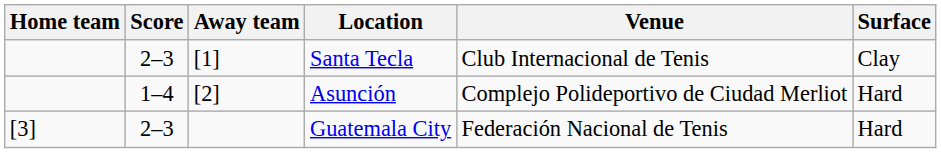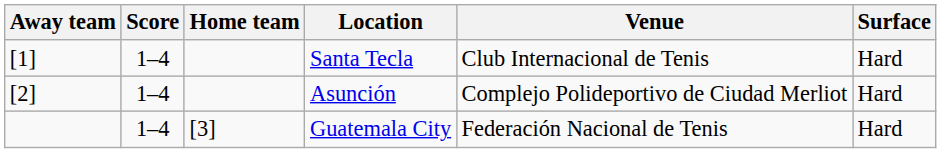columns swapped: (65, 22) <-> (247, 22)
(157, 57) 2–3 -> (153, 57) 1–4
(879, 57) Clay -> (880, 57) Hard
(157, 128) 2–3 -> (153, 128) 1–4
